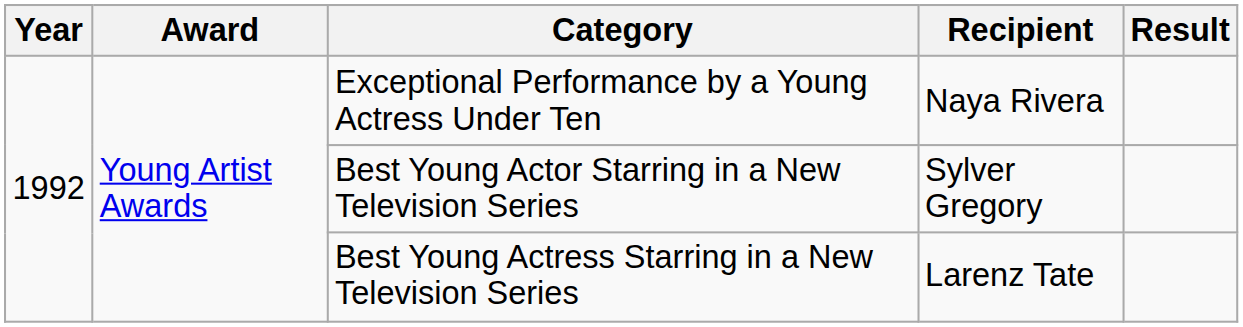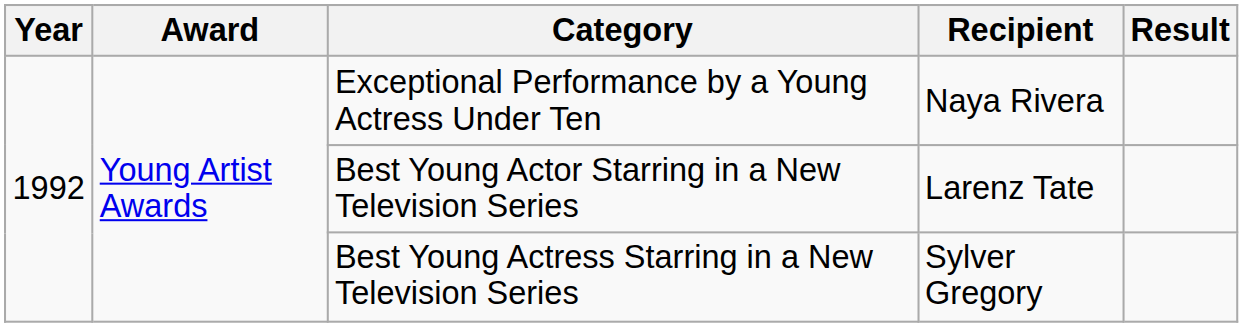(984, 188) Sylver Gregory -> (1010, 188) Larenz Tate
(1010, 276) Larenz Tate -> (984, 276) Sylver Gregory
